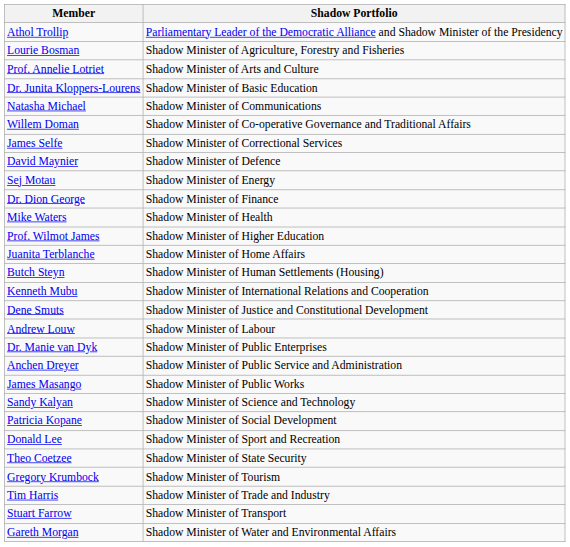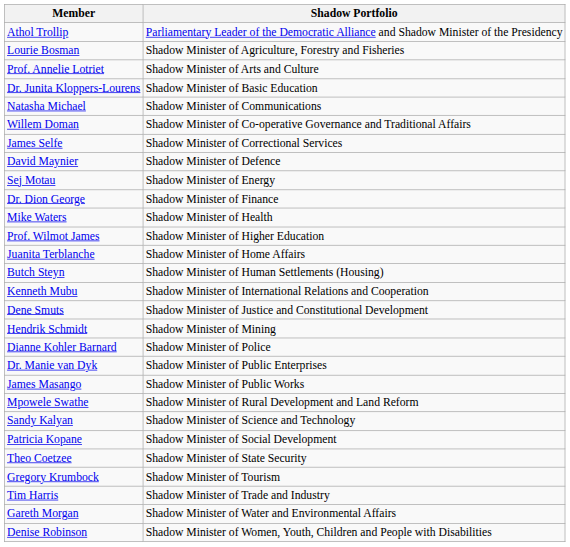- row: (41, 328)
+ row: (47, 328)
+ row: (62, 347)
- row: (43, 365)
+ row: (48, 402)
- row: (34, 439)
- row: (39, 513)
+ row: (47, 532)
